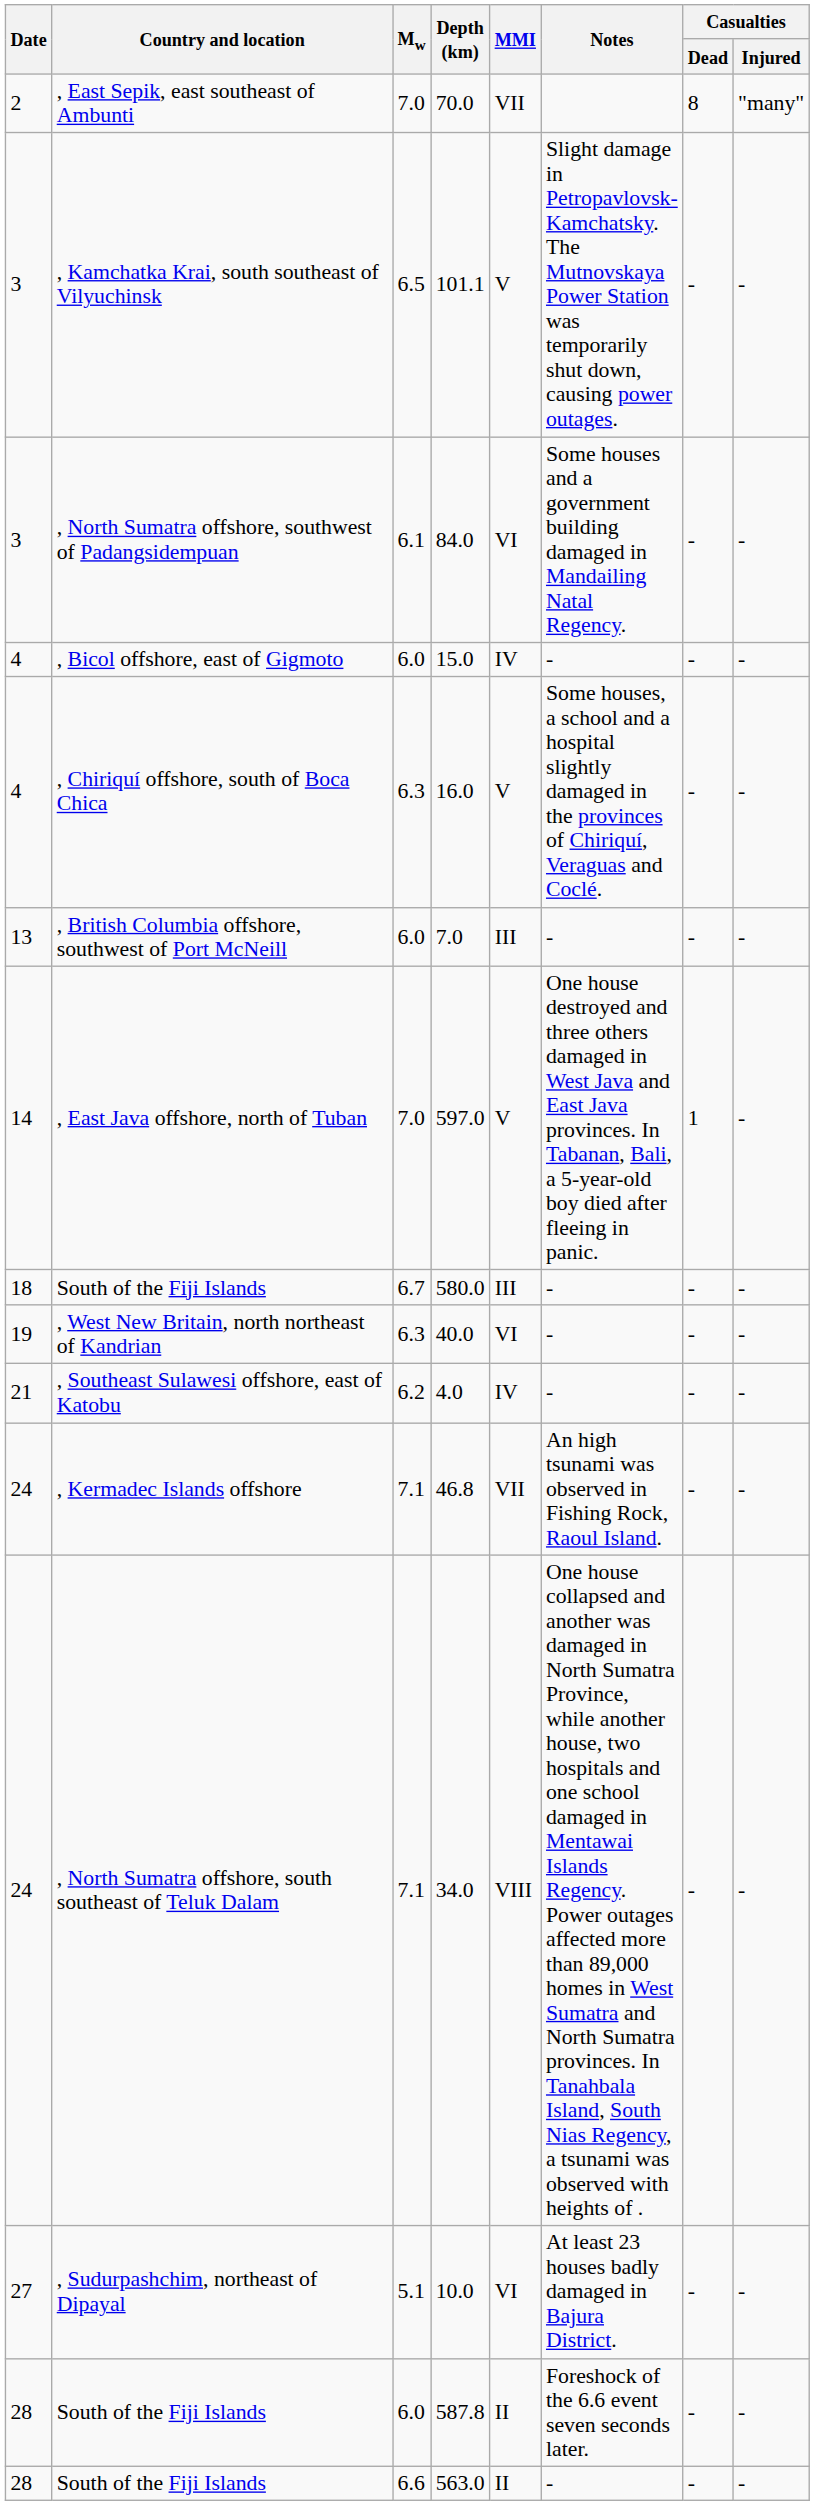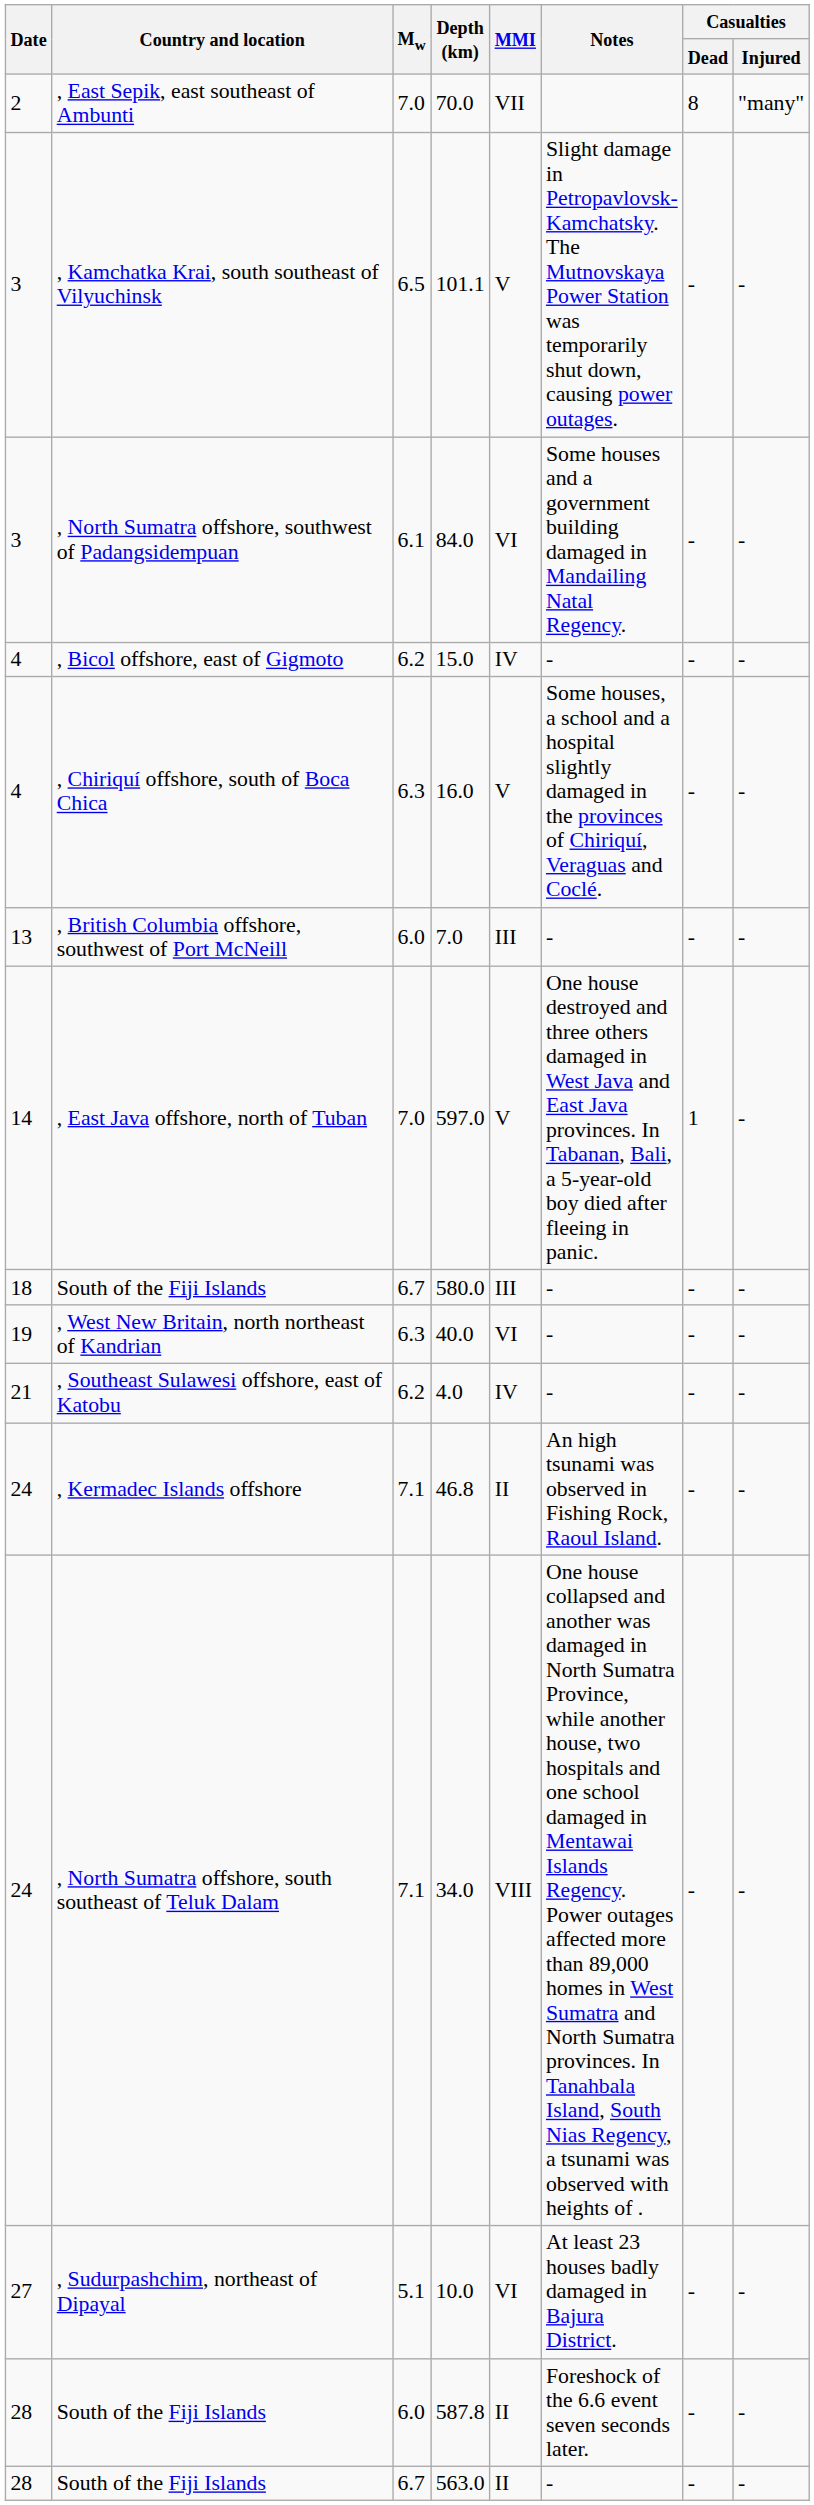(411, 659) 6.0 -> (411, 659) 6.2
(510, 1488) VII -> (502, 1488) II
(411, 2483) 6.6 -> (411, 2483) 6.7
